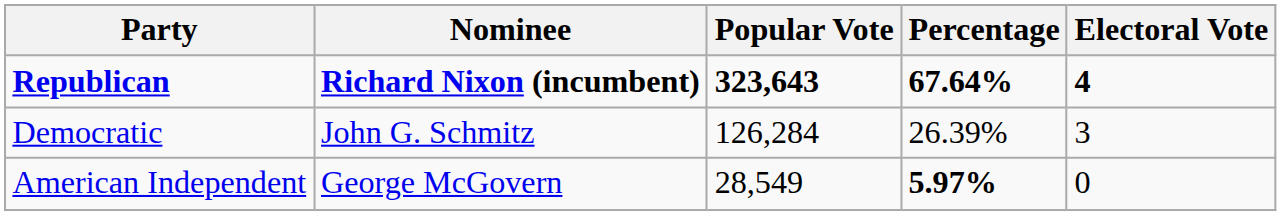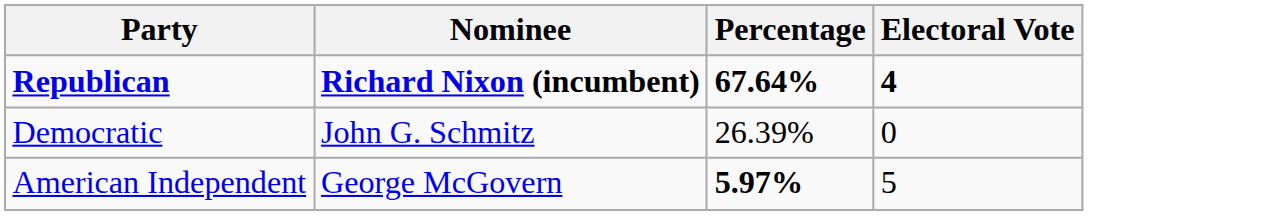- column: (804, 30)
(1083, 132) 3 -> (889, 132) 0
(1083, 183) 0 -> (889, 183) 5
